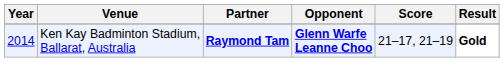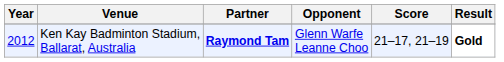(21, 41) 2014 -> (21, 41) 2012
(334, 41) bold -> (332, 41) normal
